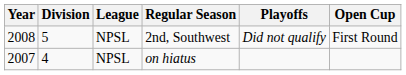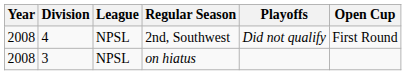(45, 37) 5 -> (45, 37) 4
(21, 59) 2007 -> (21, 59) 2008
(45, 59) 4 -> (45, 59) 3
